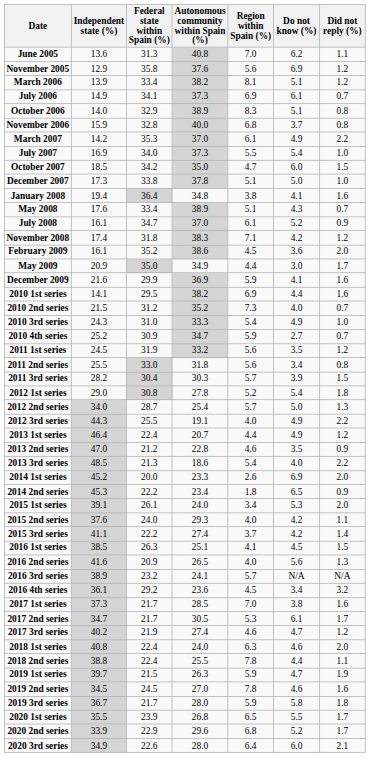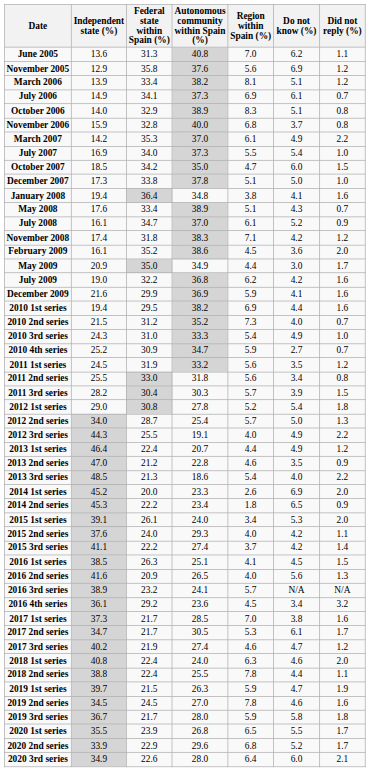+ row: (38, 279)
(99, 293) 14.1 -> (99, 308) 19.4
